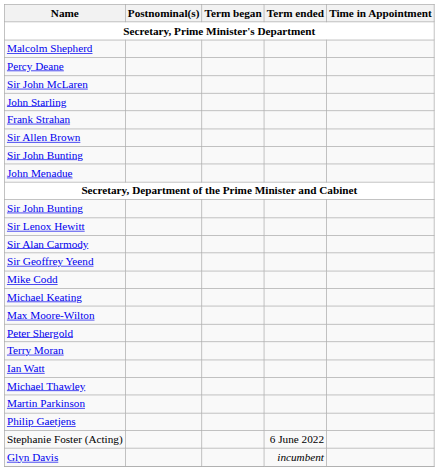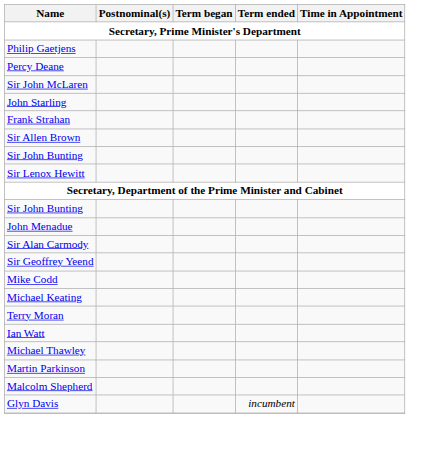rows swapped: (50, 48) <-> (41, 421)
rows swapped: (46, 226) <-> (40, 173)
- row: (51, 315)
- row: (40, 333)
- row: (65, 439)
